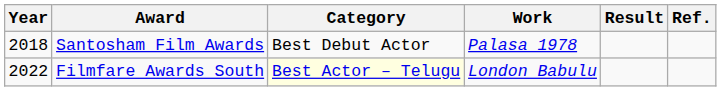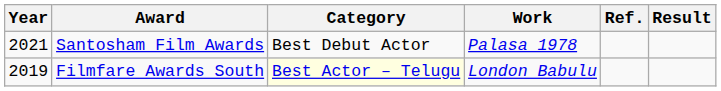columns swapped: (634, 18) <-> (692, 18)
(28, 45) 2018 -> (28, 45) 2021
(28, 72) 2022 -> (28, 72) 2019
